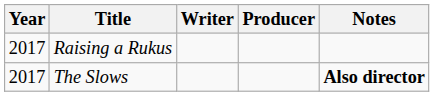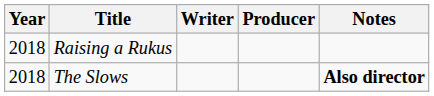(27, 47) 2017 -> (27, 47) 2018
(27, 76) 2017 -> (27, 76) 2018
